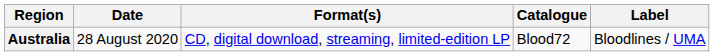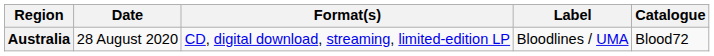columns swapped: (650, 16) <-> (552, 16)
